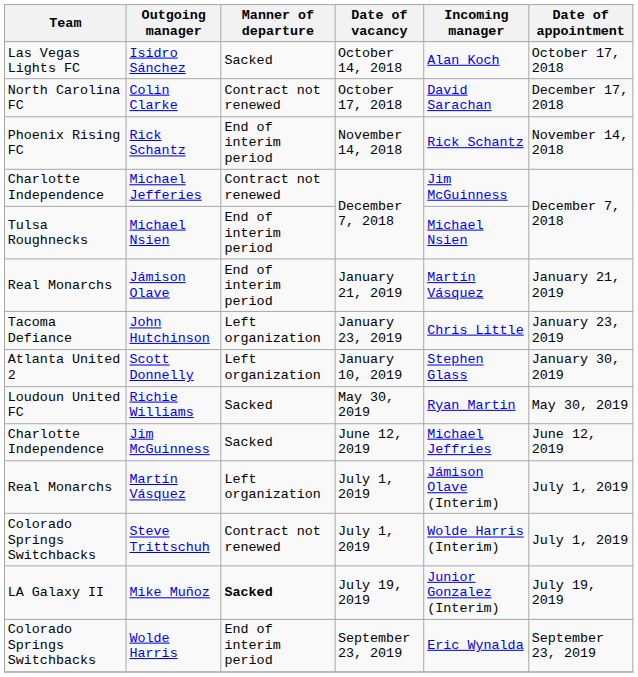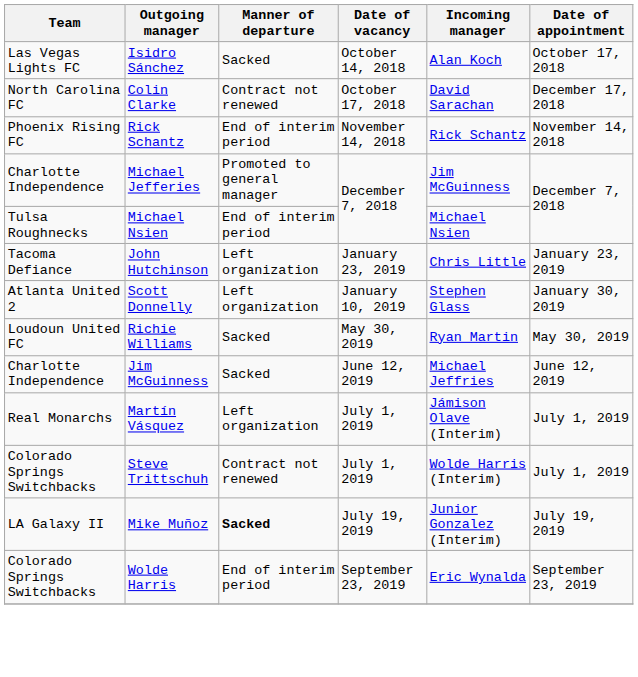(273, 188) Contract not renewed -> (266, 180) Promoted to general manager
- row: (158, 285)
